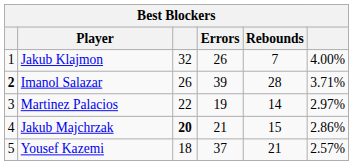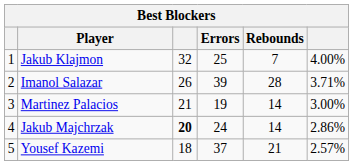(220, 60) 26 -> (220, 60) 25
(11, 83) bold -> (11, 83) normal
(185, 105) 22 -> (185, 105) 21
(328, 105) 2.97% -> (328, 105) 3.00%
(220, 127) 21 -> (220, 127) 24
(275, 127) 15 -> (275, 127) 14
